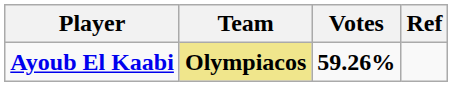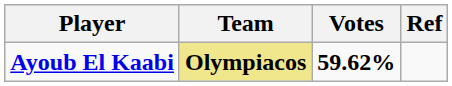(356, 61) 59.26% -> (356, 61) 59.62%
